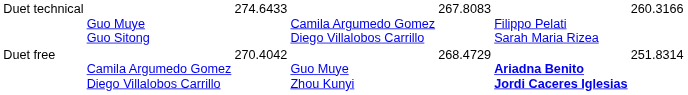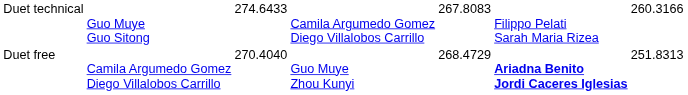(261, 55) 270.4042 -> (261, 55) 270.4040
(657, 55) 251.8314 -> (657, 55) 251.8313
